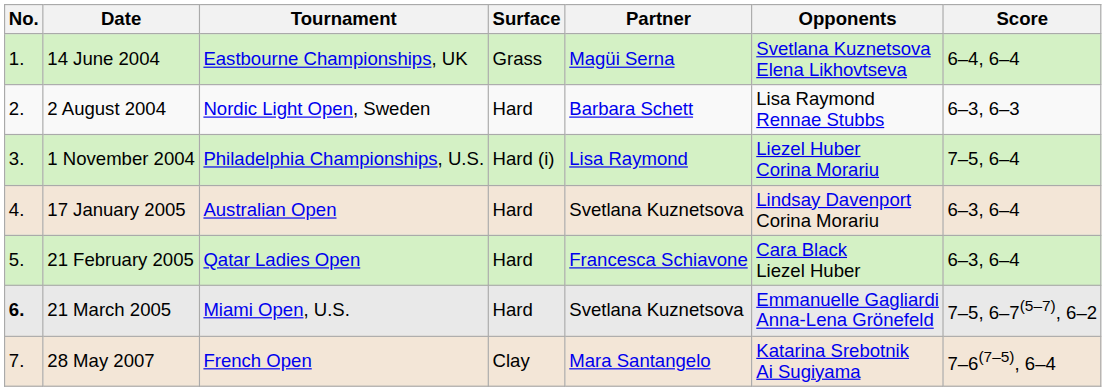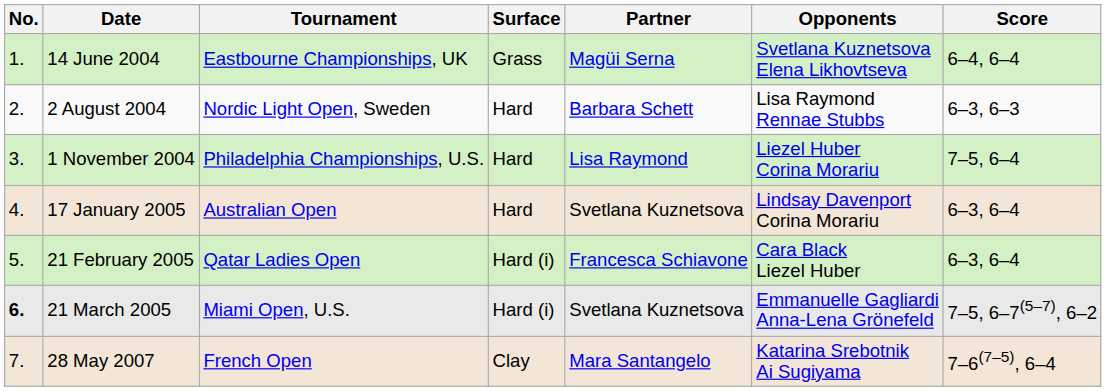(524, 159) Hard (i) -> (513, 159) Hard
(513, 260) Hard -> (524, 260) Hard (i)
(513, 310) Hard -> (524, 310) Hard (i)
